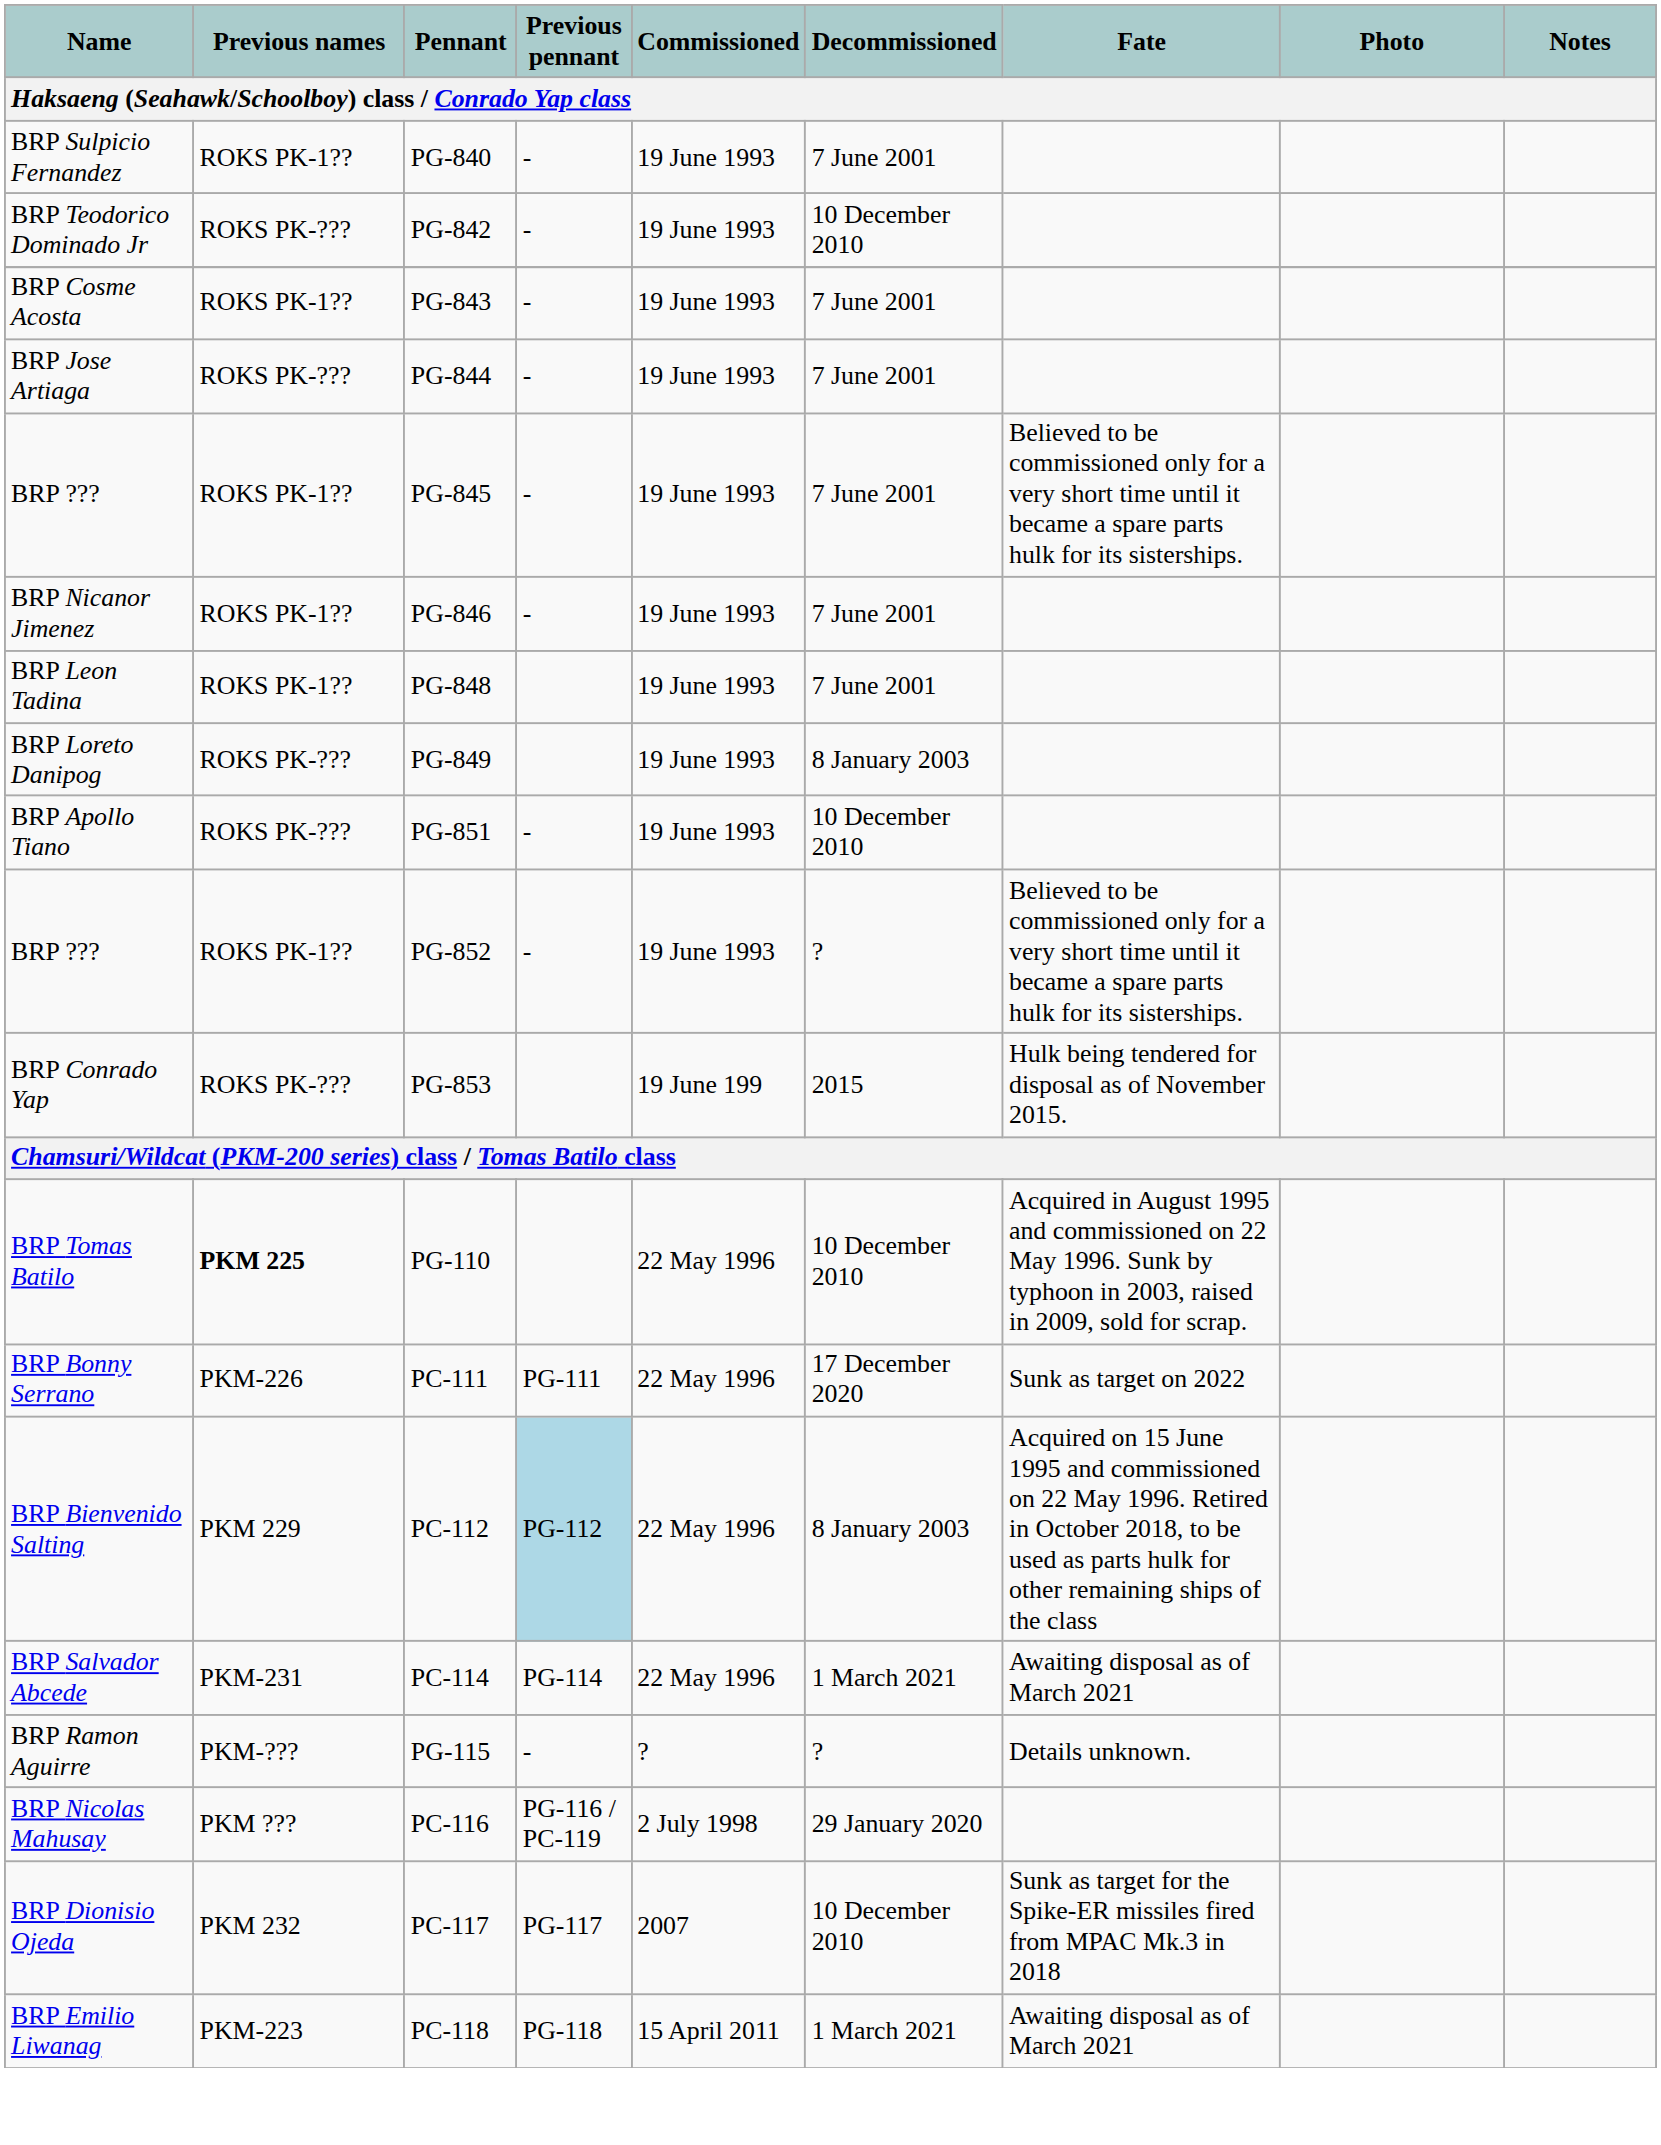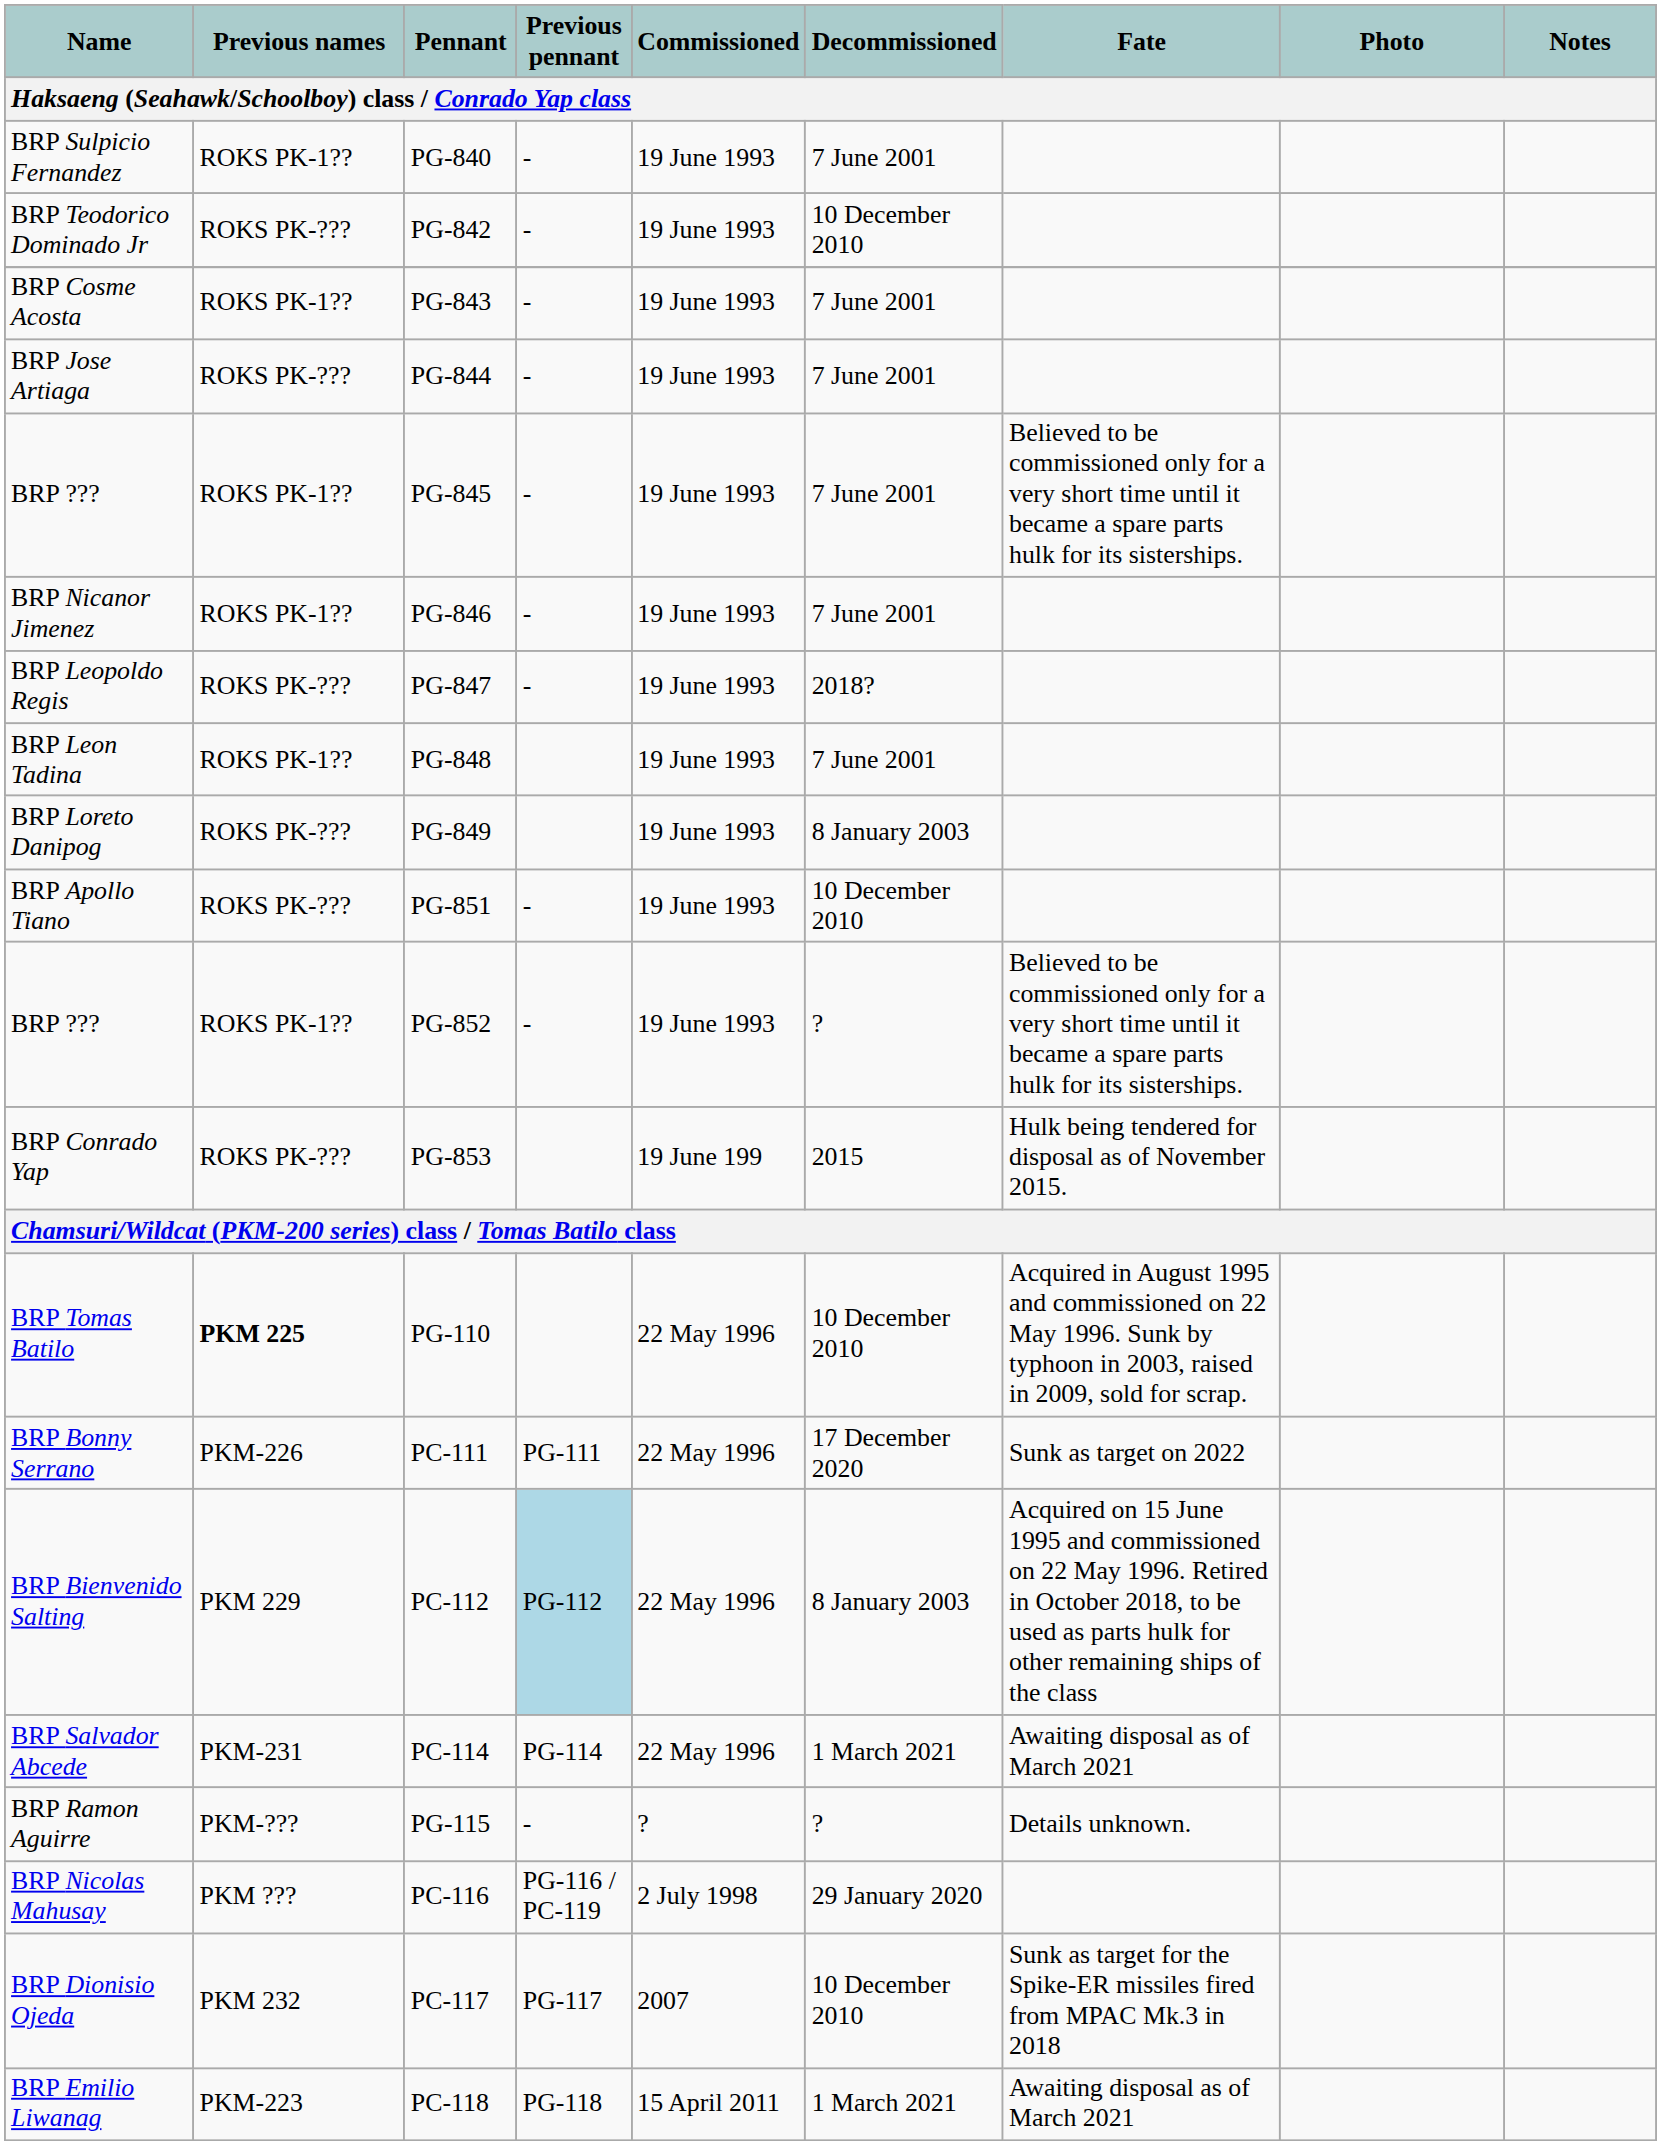+ row: (451, 685)
